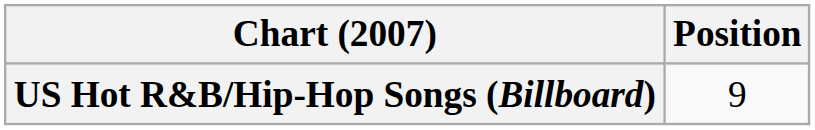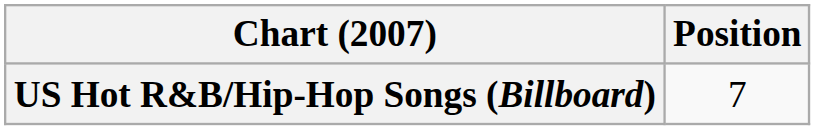(737, 93) 9 -> (737, 93) 7
